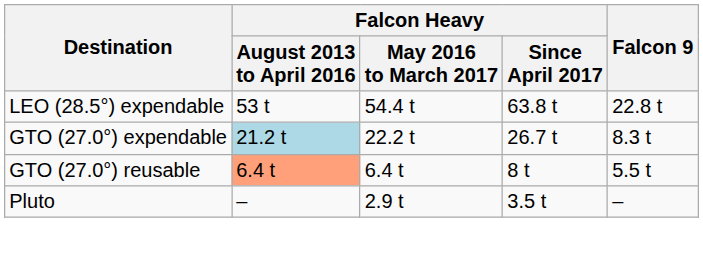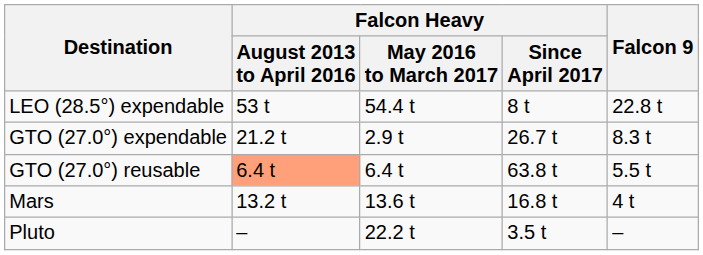(532, 106) 63.8 t -> (518, 106) 8 t
(261, 138) lightblue background -> (261, 138) no background
(390, 138) 22.2 t -> (384, 138) 2.9 t
(518, 169) 8 t -> (532, 169) 63.8 t
+ row: (31, 201)
(384, 201) 2.9 t -> (390, 233) 22.2 t
